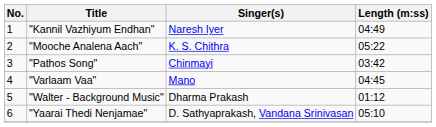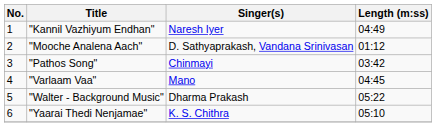(199, 47) K. S. Chithra -> (261, 47) D. Sathyaprakash, Vandana Srinivasan
(372, 47) 05:22 -> (372, 47) 01:12
(372, 97) 01:12 -> (372, 97) 05:22
(261, 114) D. Sathyaprakash, Vandana Srinivasan -> (199, 114) K. S. Chithra
